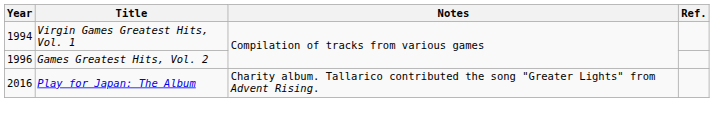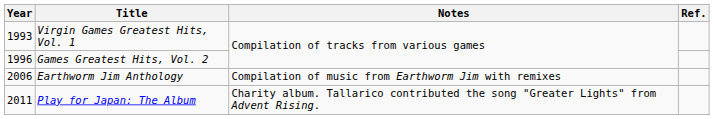(20, 36) 1994 -> (20, 36) 1993
+ row: (110, 77)
(20, 83) 2016 -> (20, 100) 2011
